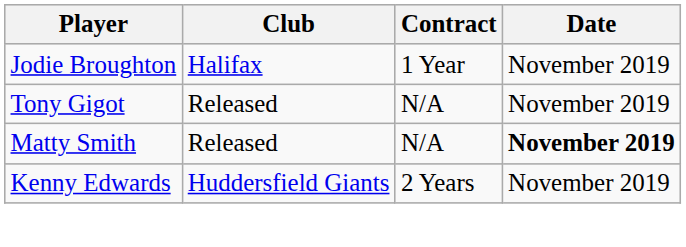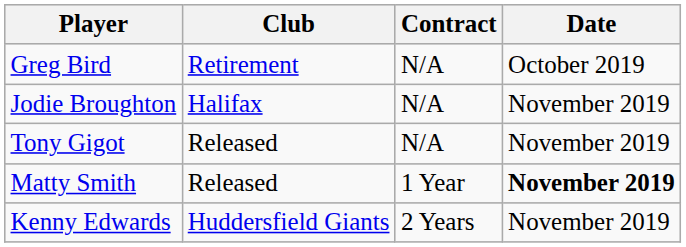+ row: (61, 63)
(433, 63) 1 Year -> (422, 103) N/A
(422, 143) N/A -> (433, 182) 1 Year
